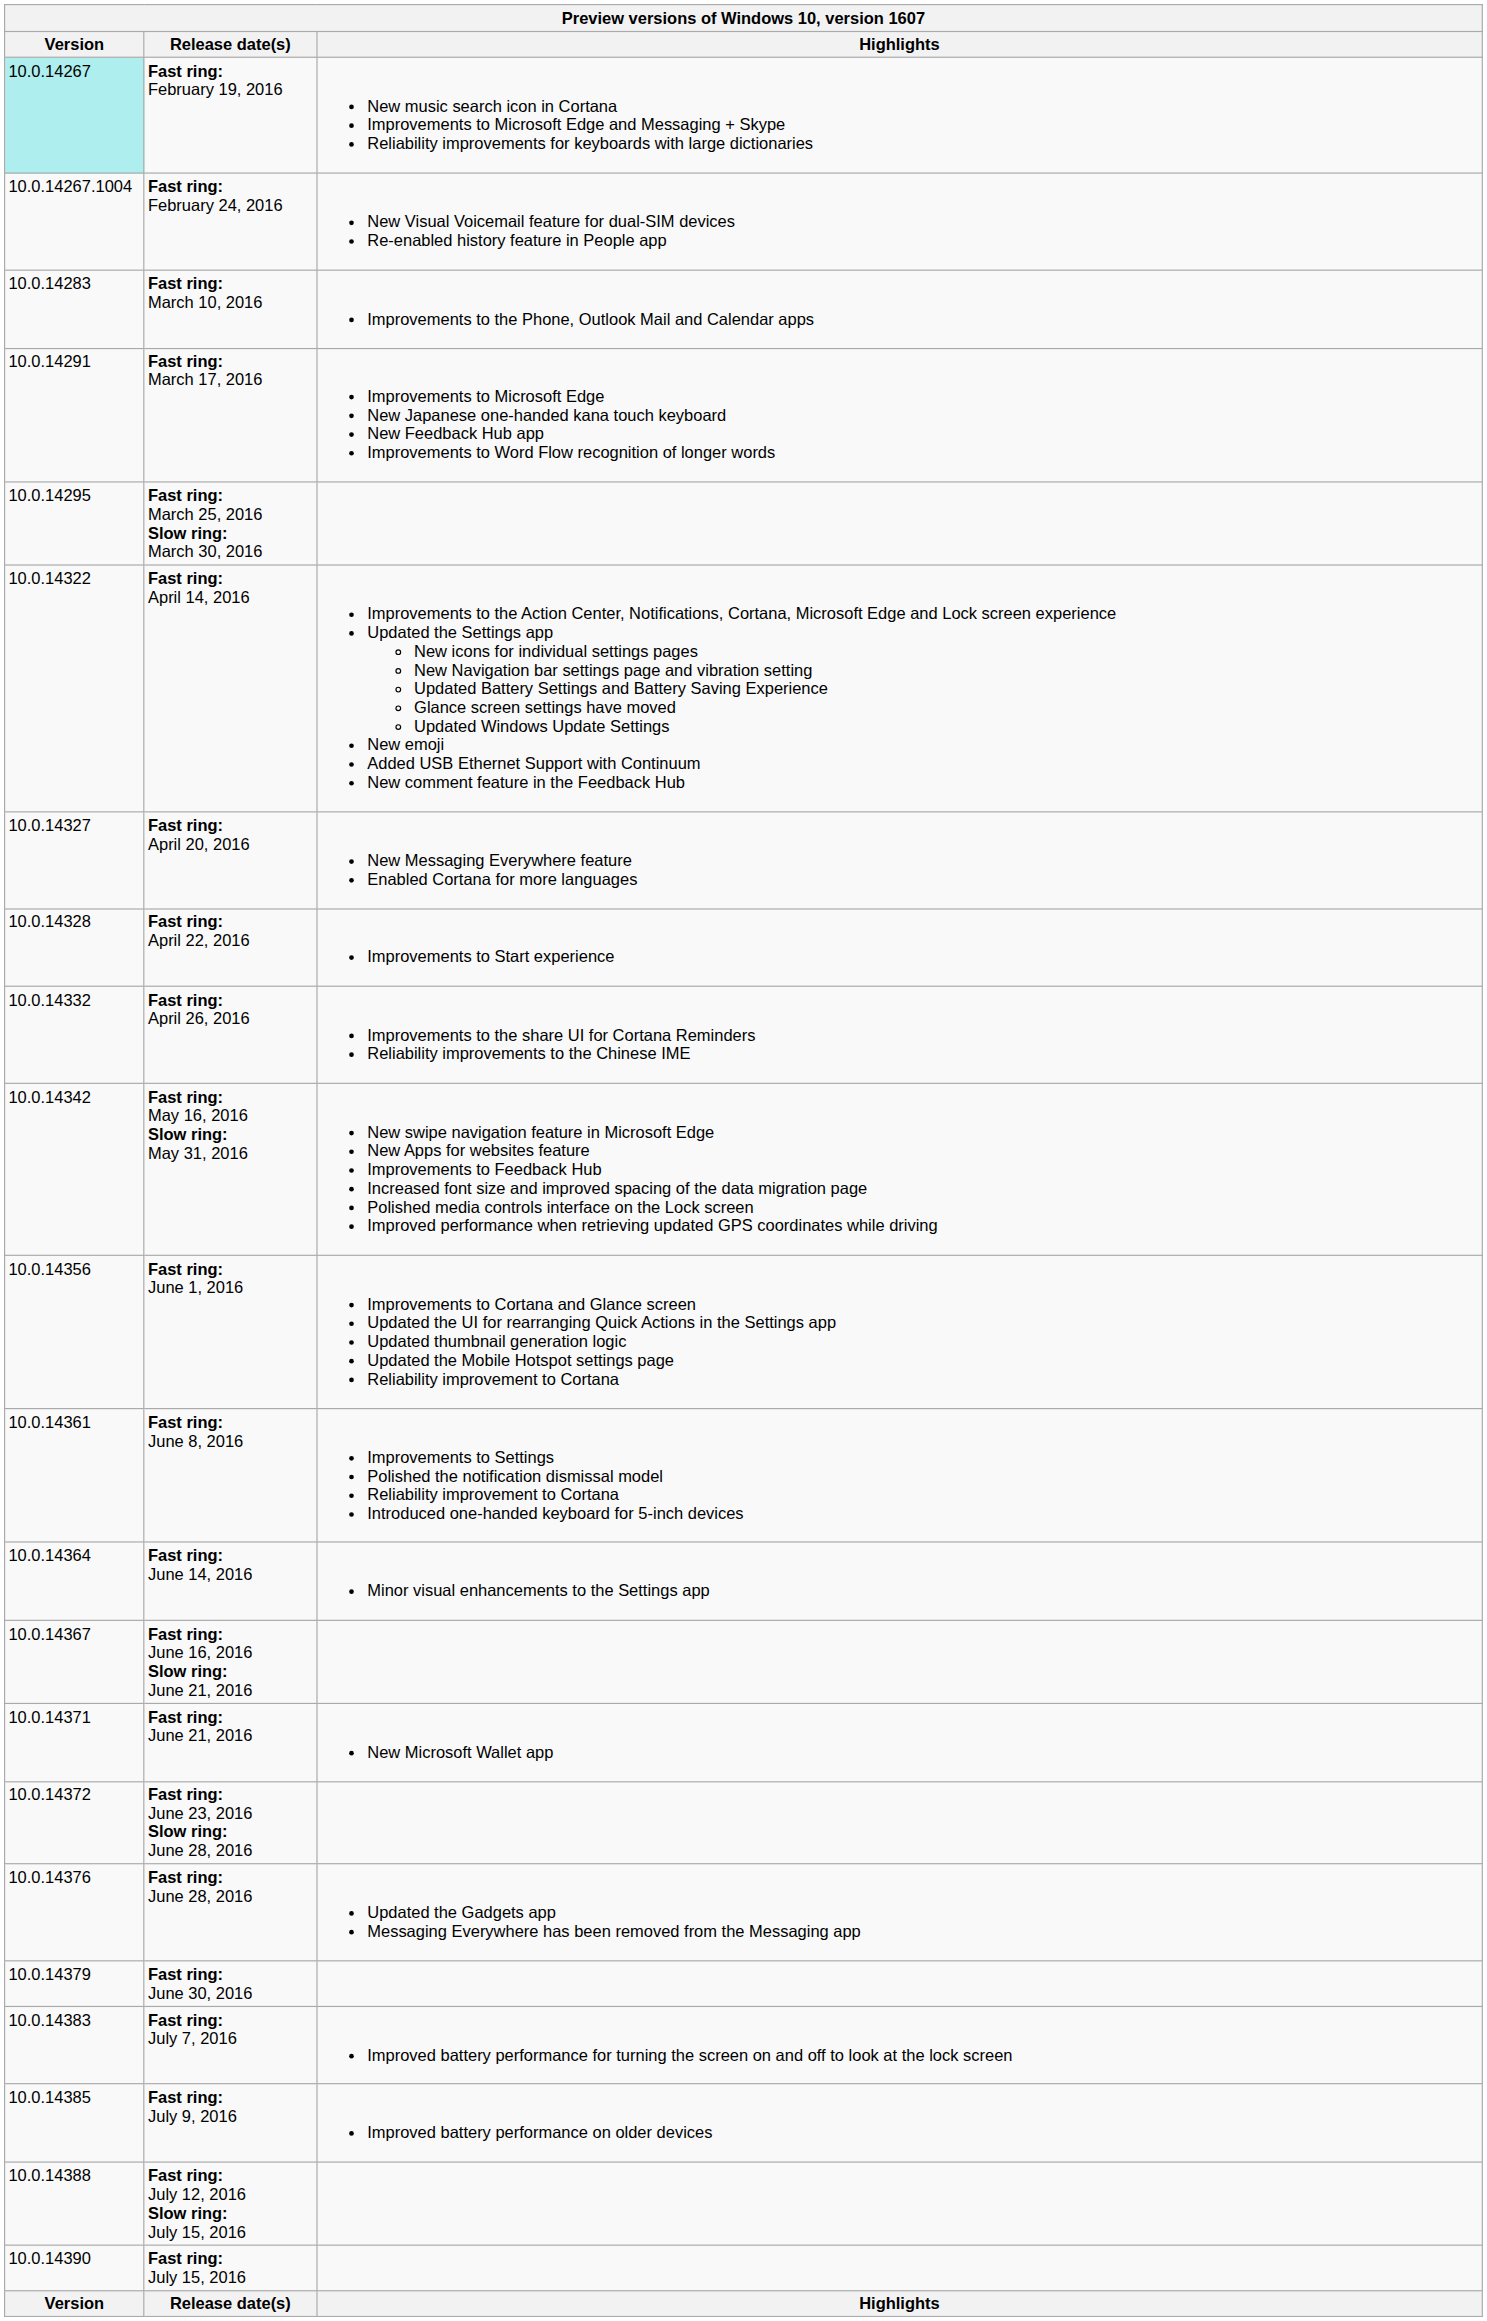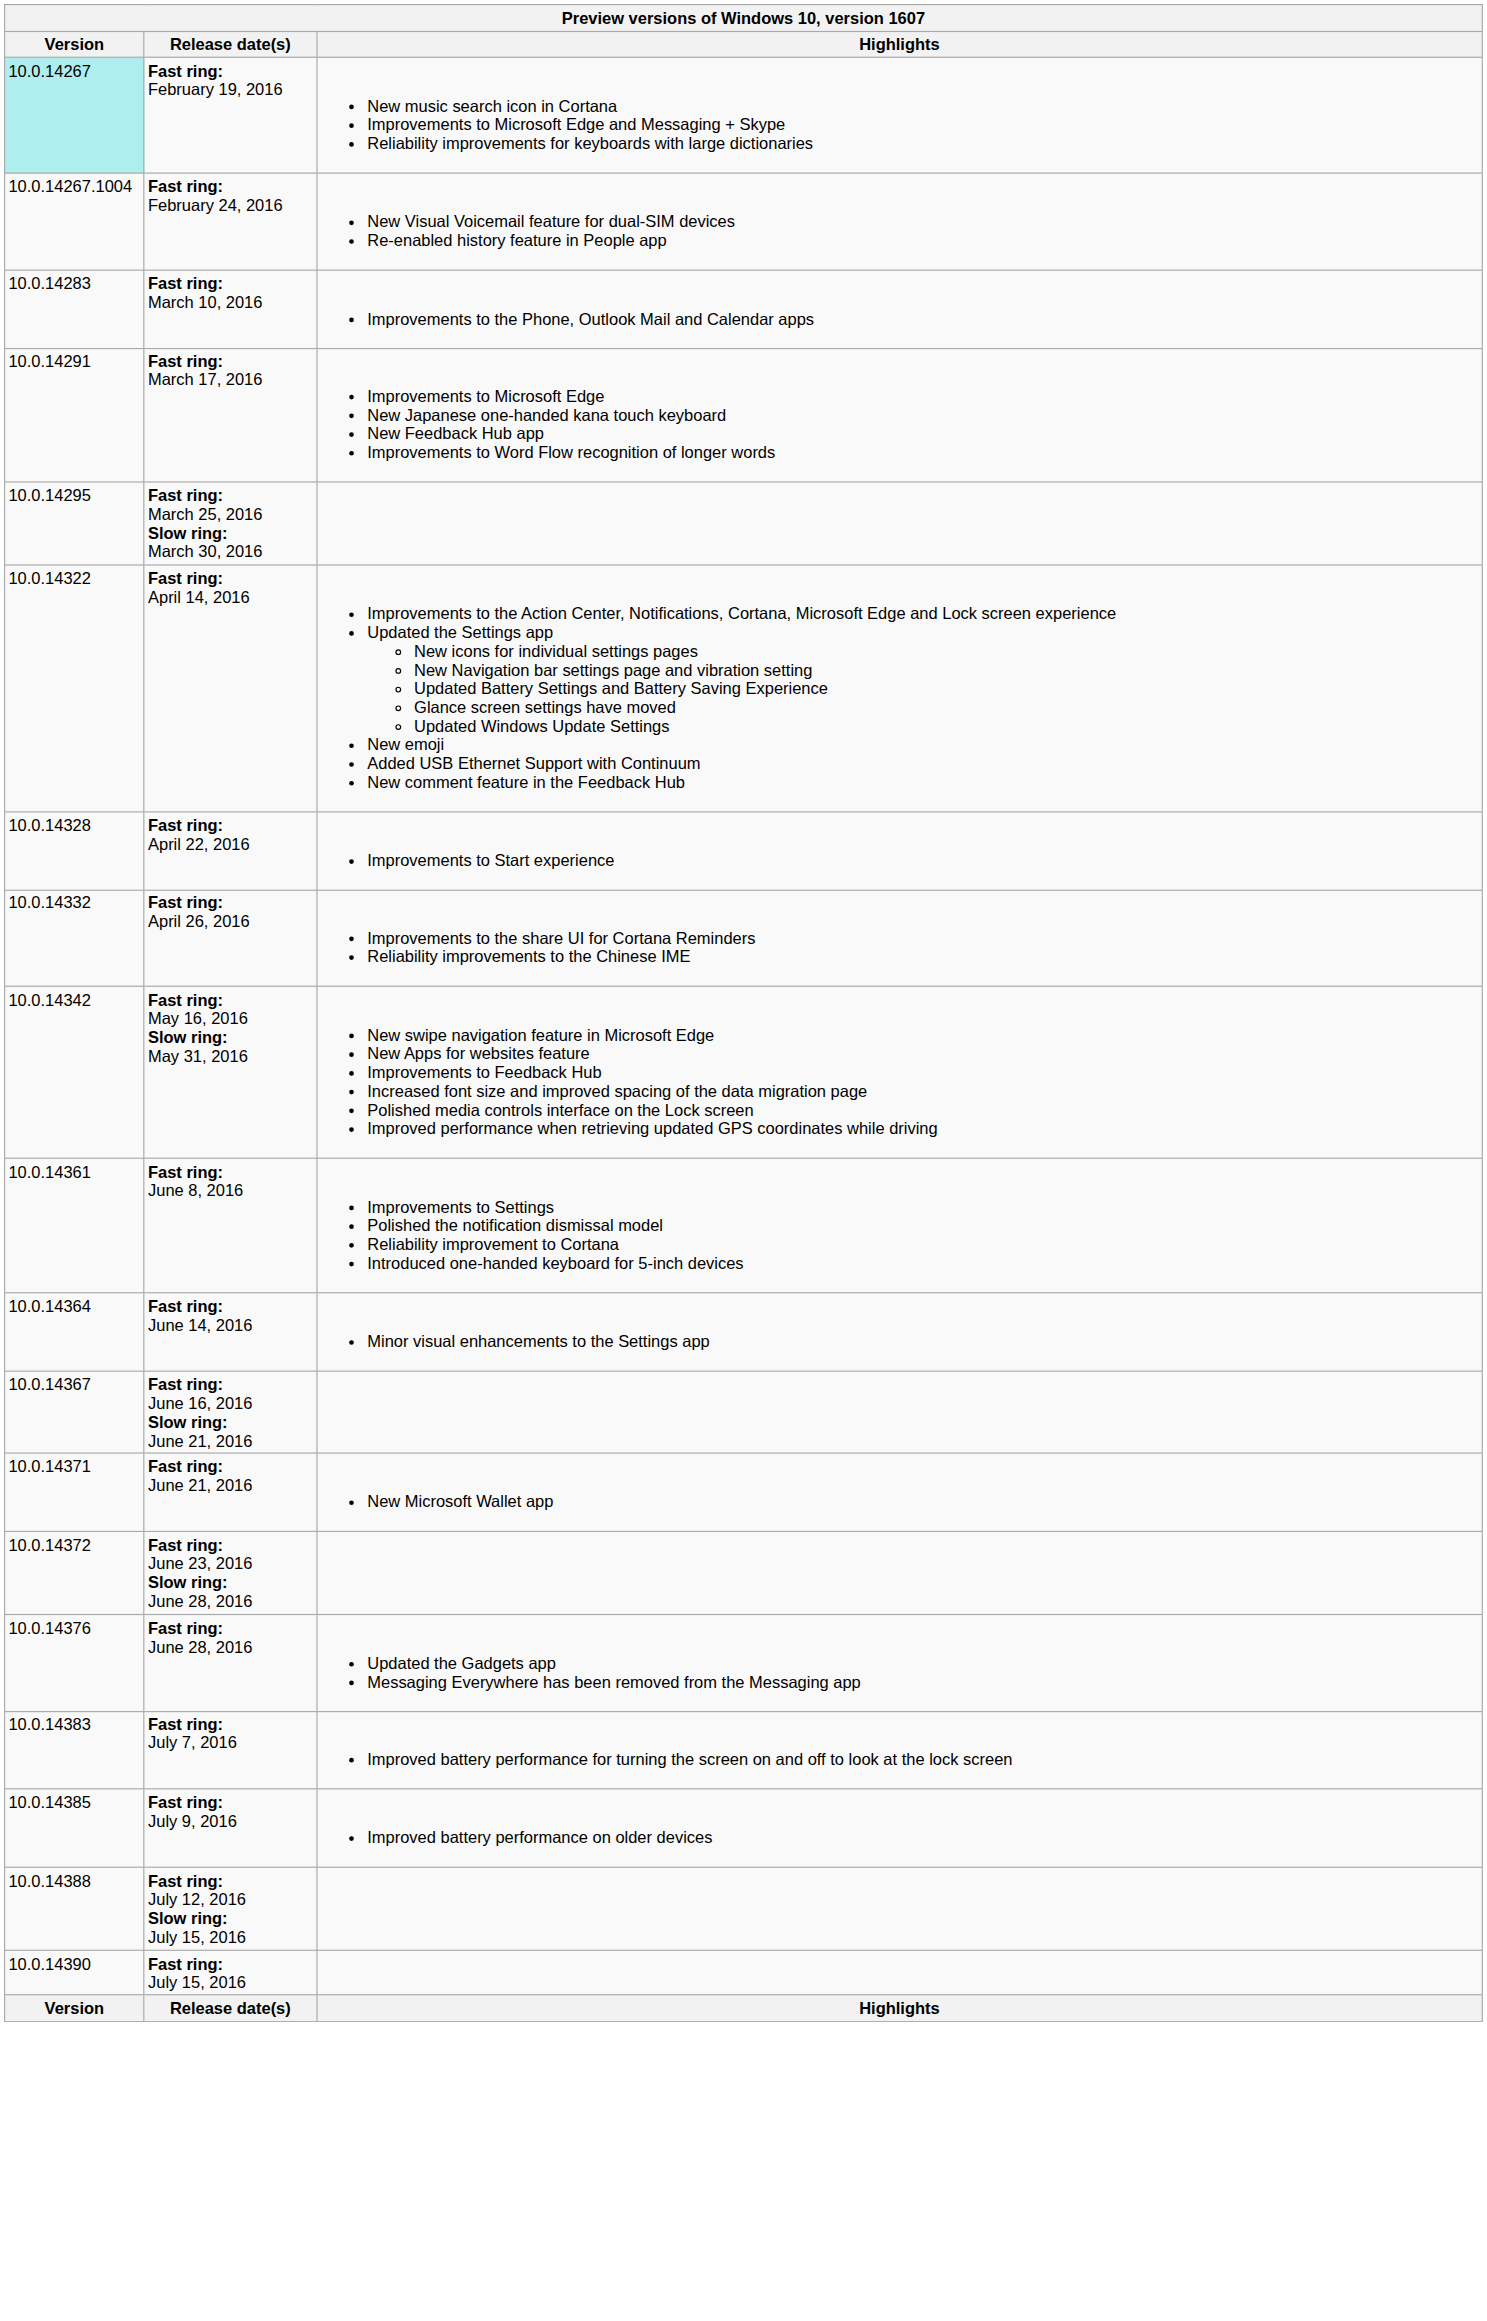- row: (199, 834)
- row: (196, 1278)
- row: (200, 1984)
